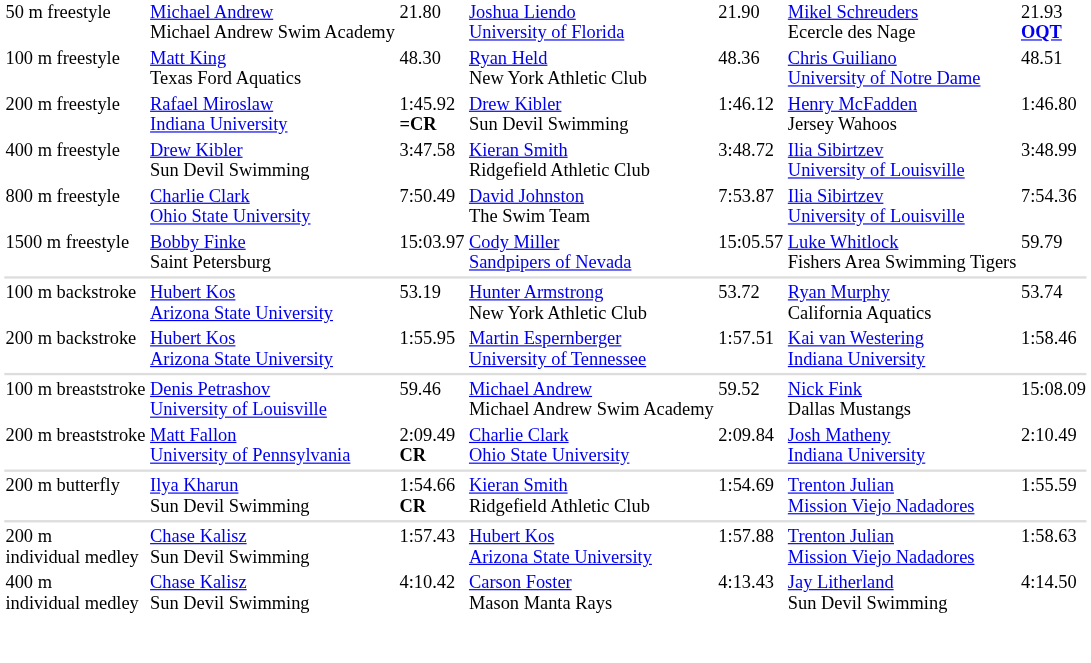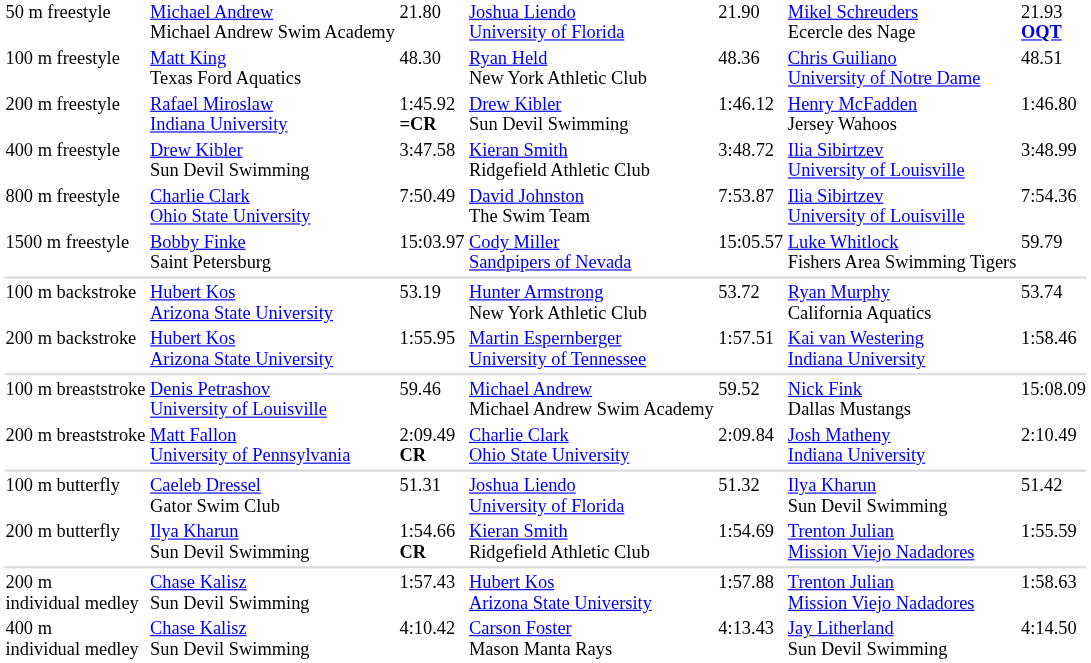+ row: (63, 485)
